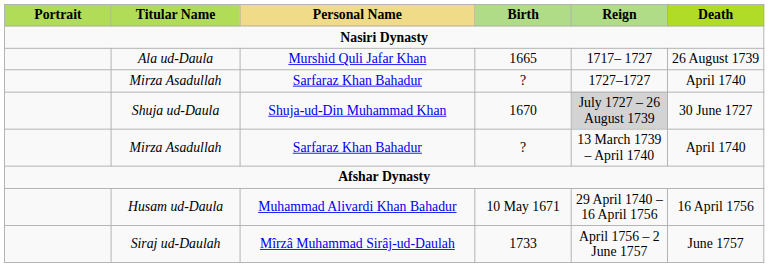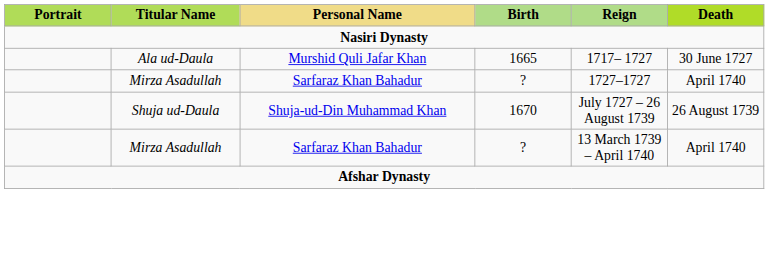(716, 59) 26 August 1739 -> (716, 59) 30 June 1727
(619, 110) lightgrey background -> (619, 110) no background
(716, 110) 30 June 1727 -> (716, 110) 26 August 1739
- row: (176, 206)
- row: (176, 244)
